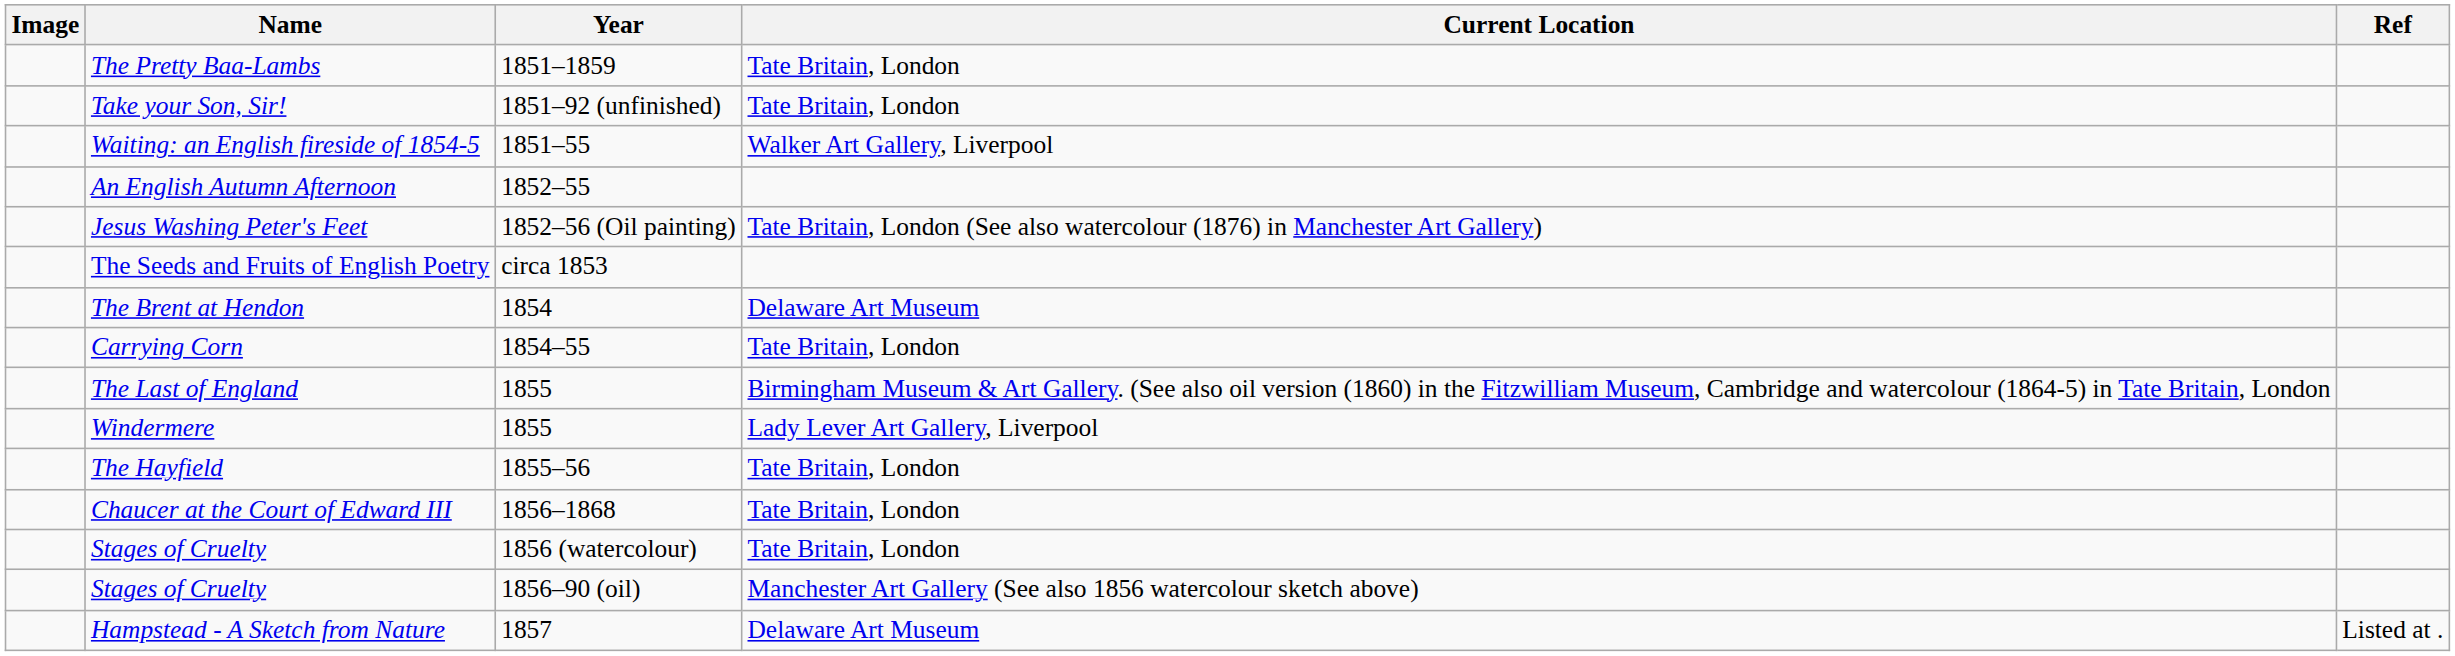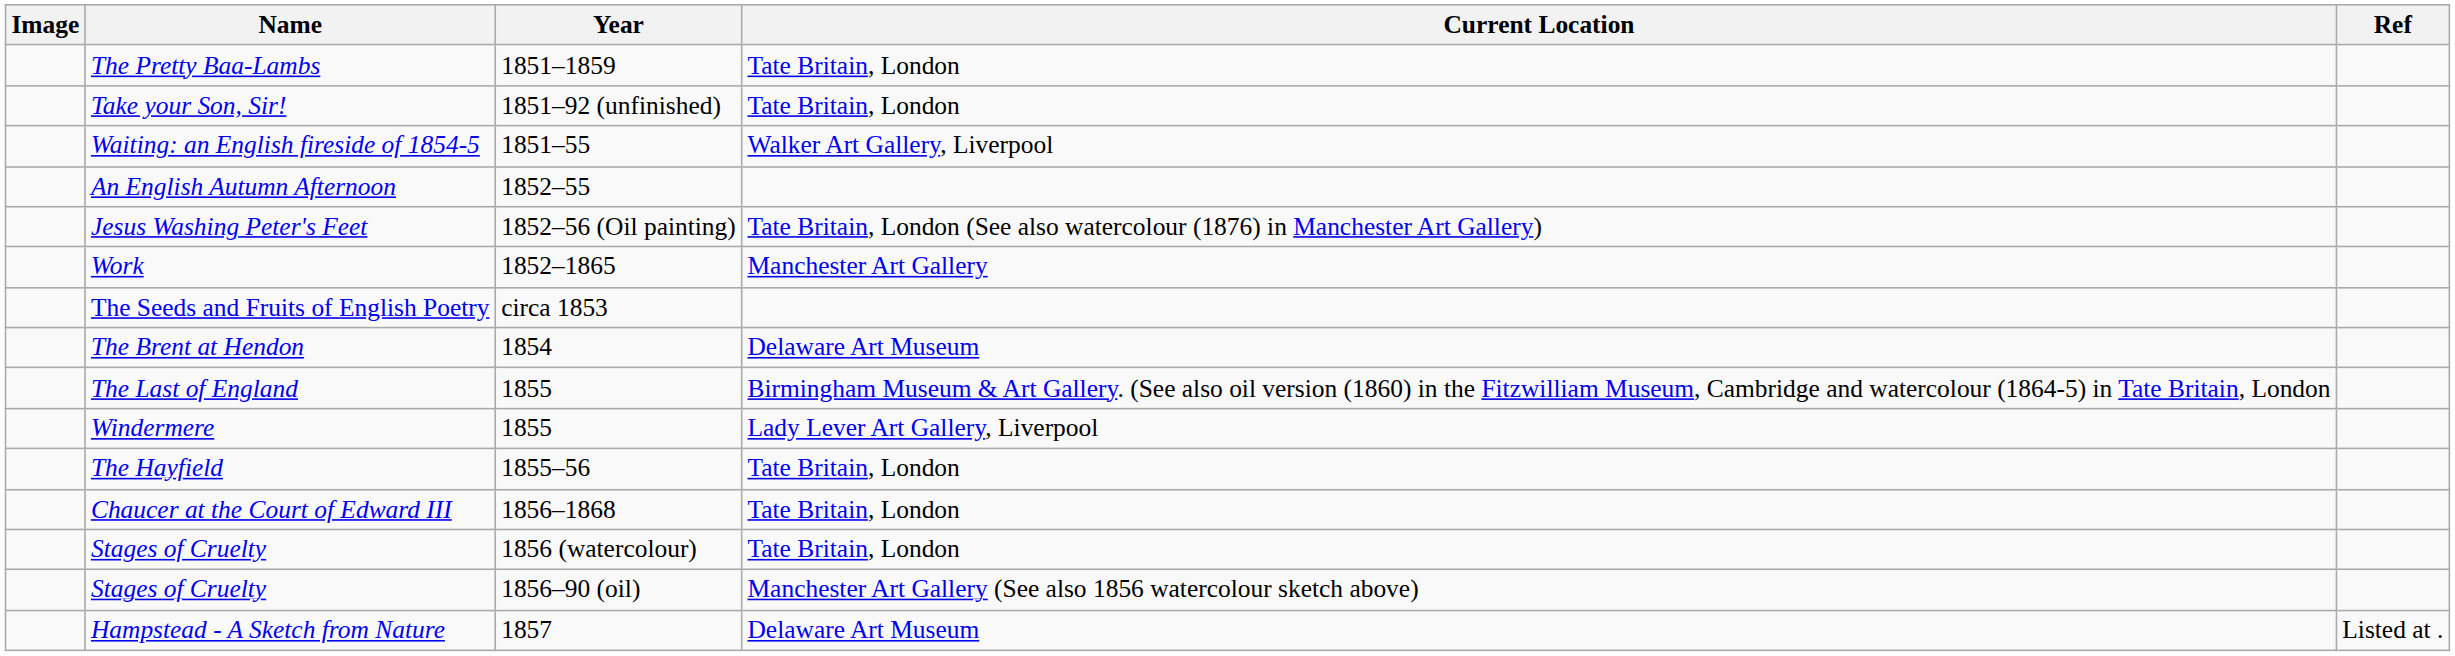+ row: (117, 266)
- row: (167, 347)
